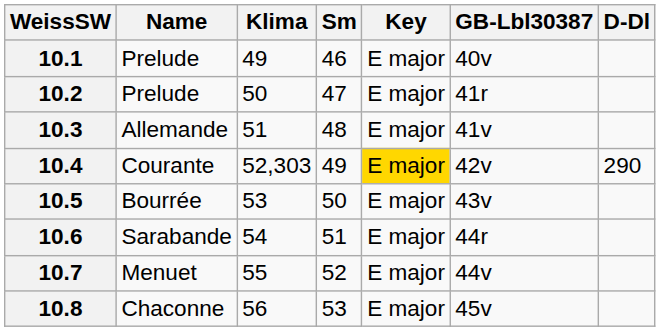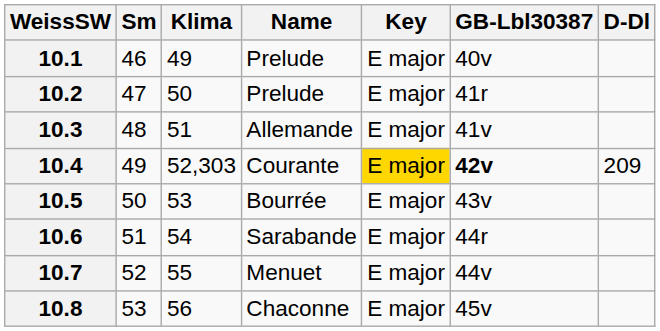columns swapped: (339, 22) <-> (177, 22)
(473, 165) normal -> (474, 165) bold
(622, 165) 290 -> (622, 165) 209
